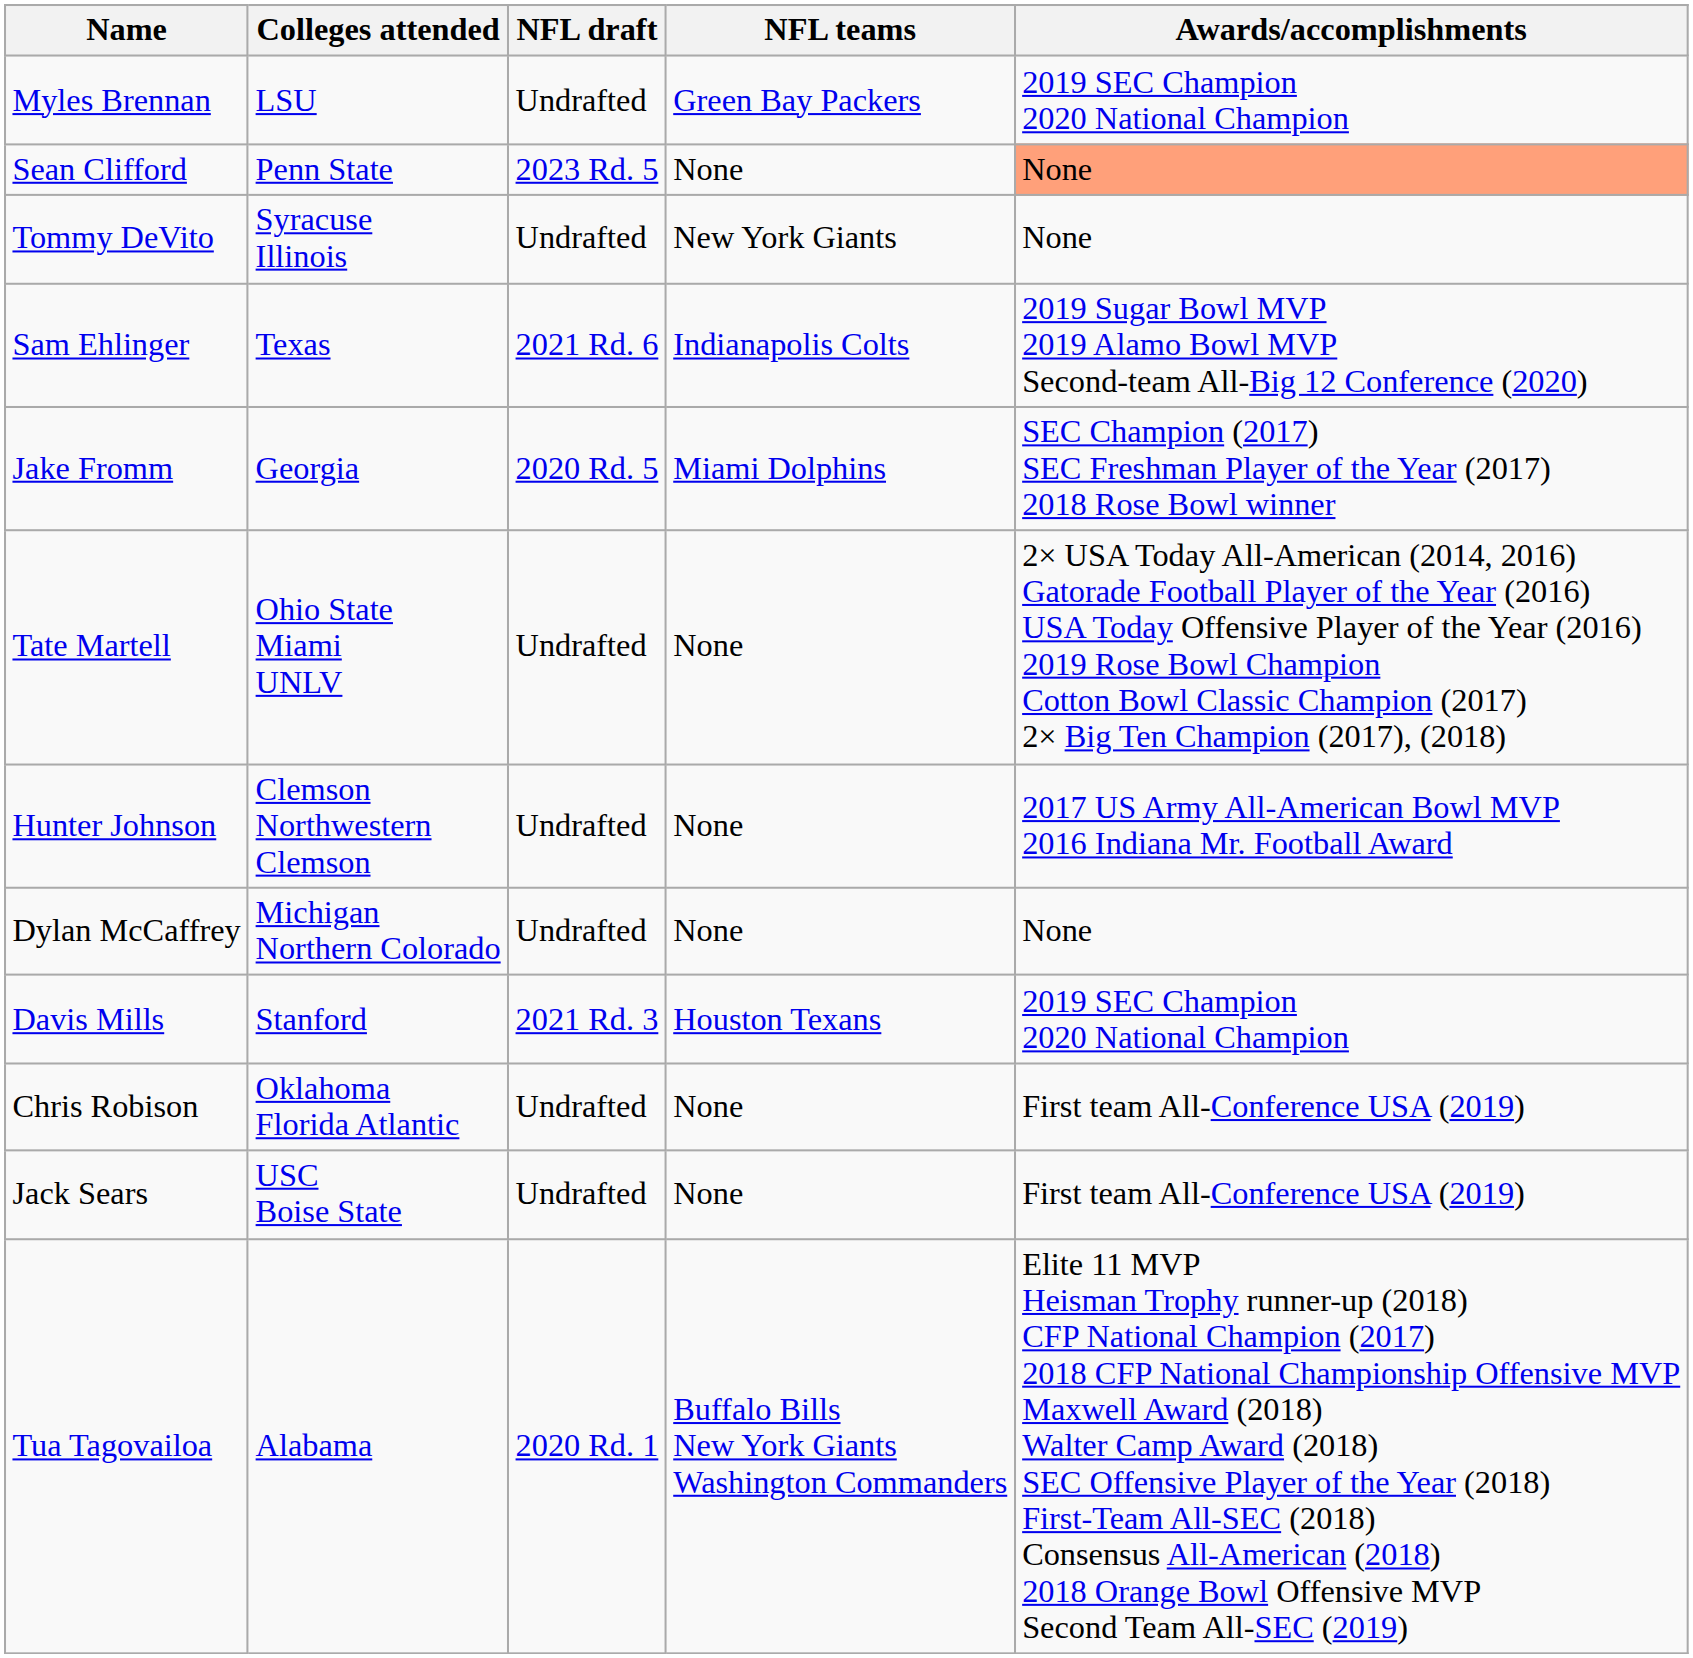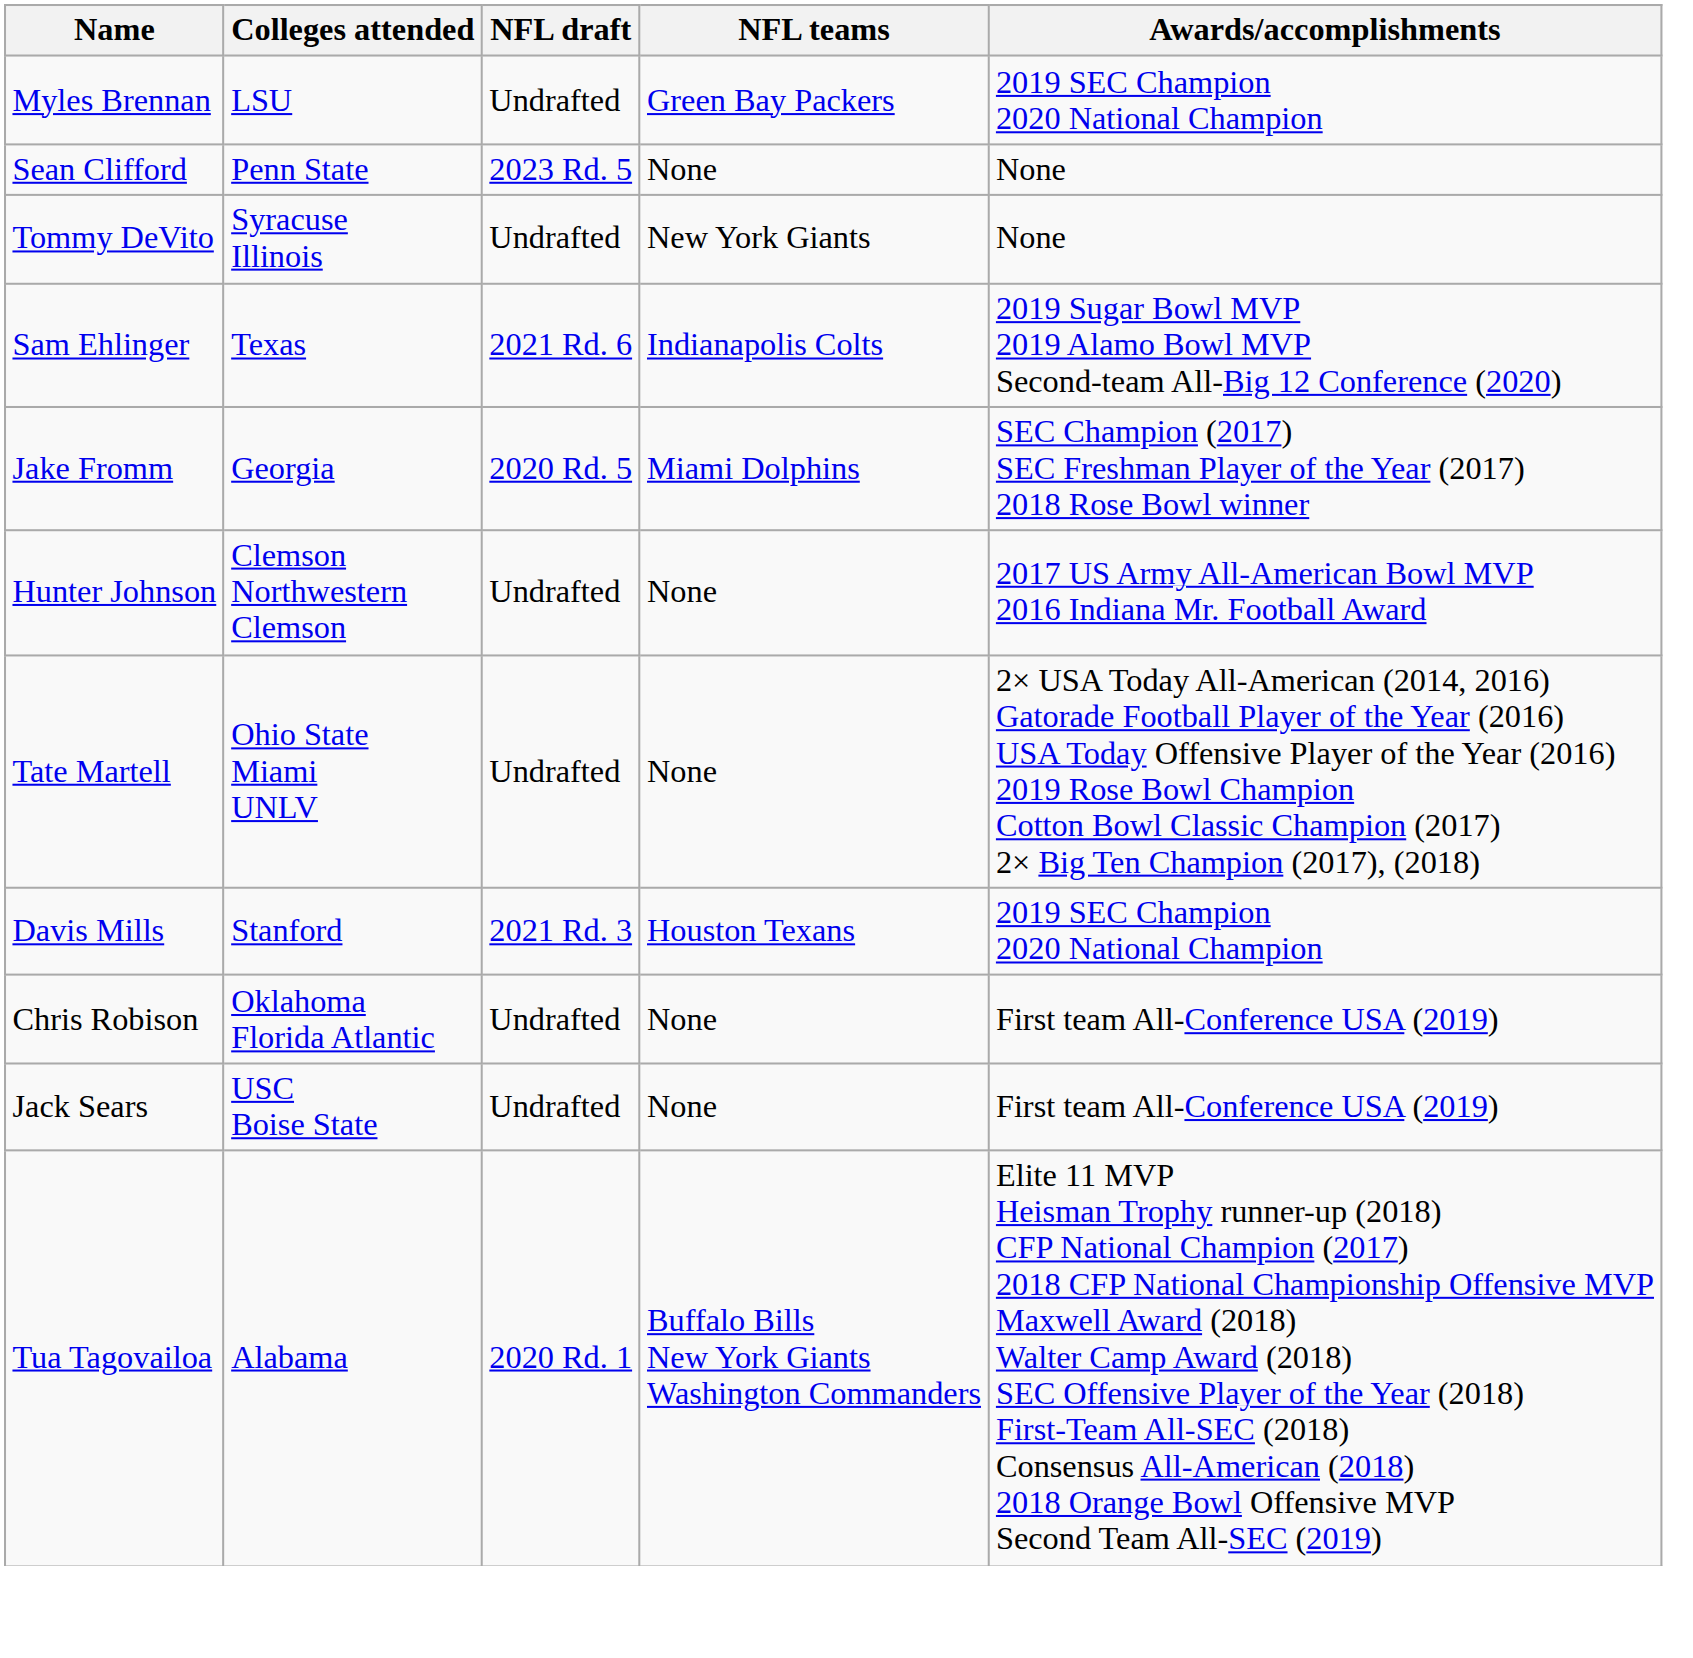(1057, 169) lightsalmon background -> (1031, 169) no background
rows swapped: (114, 825) <-> (92, 646)
- row: (127, 931)
